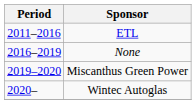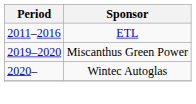- row: (127, 52)
